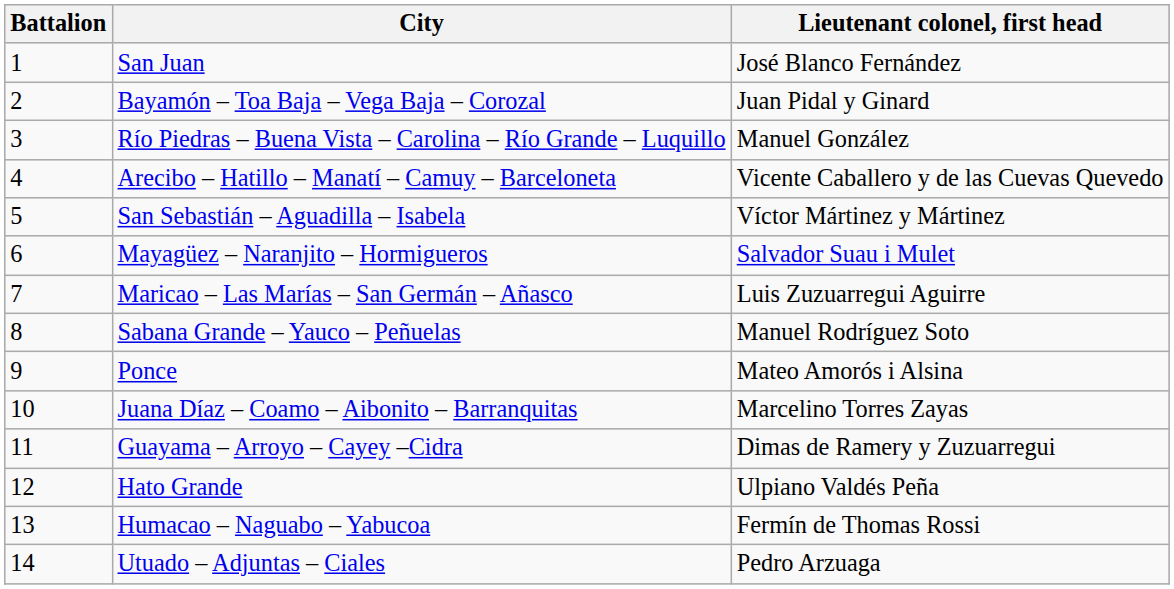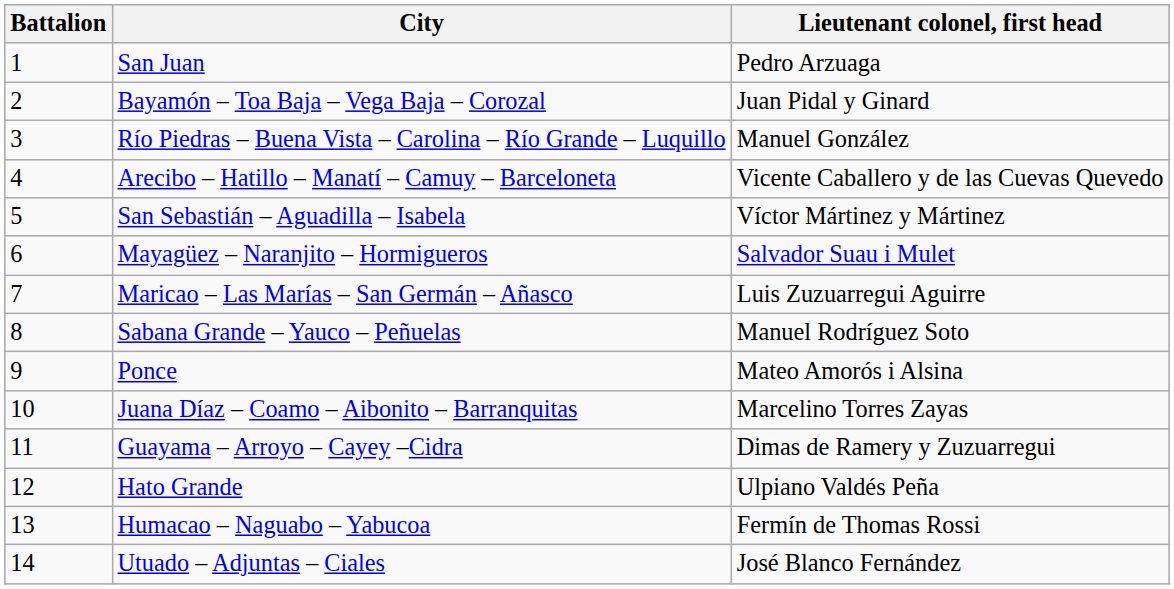(849, 62) José Blanco Fernández -> (809, 62) Pedro Arzuaga
(809, 563) Pedro Arzuaga -> (849, 563) José Blanco Fernández
